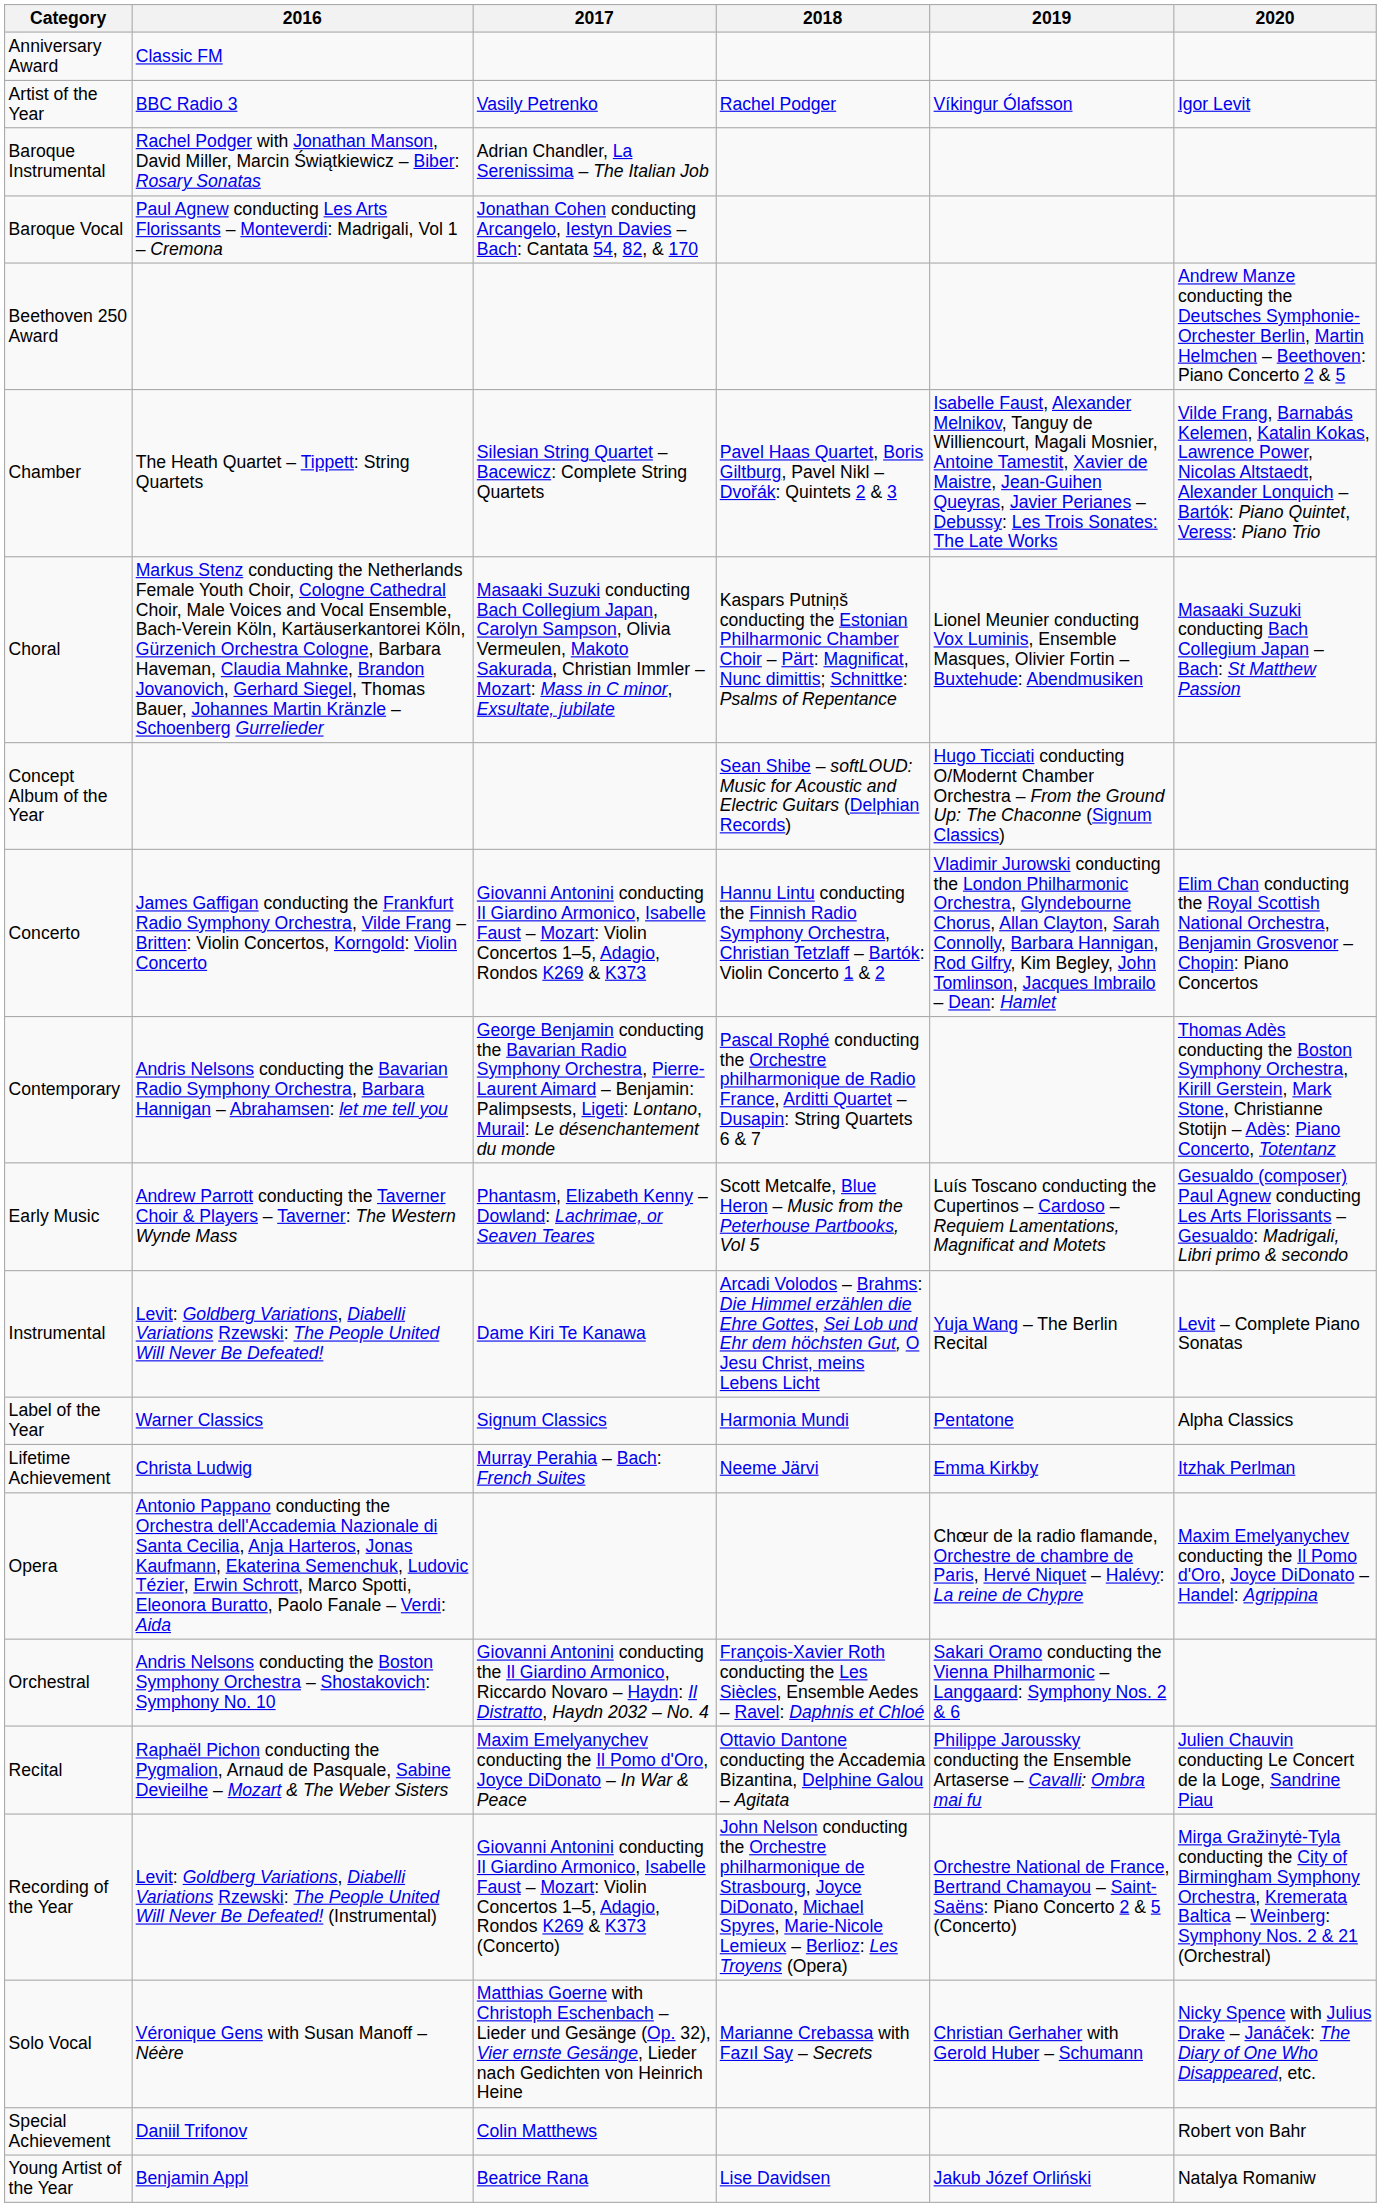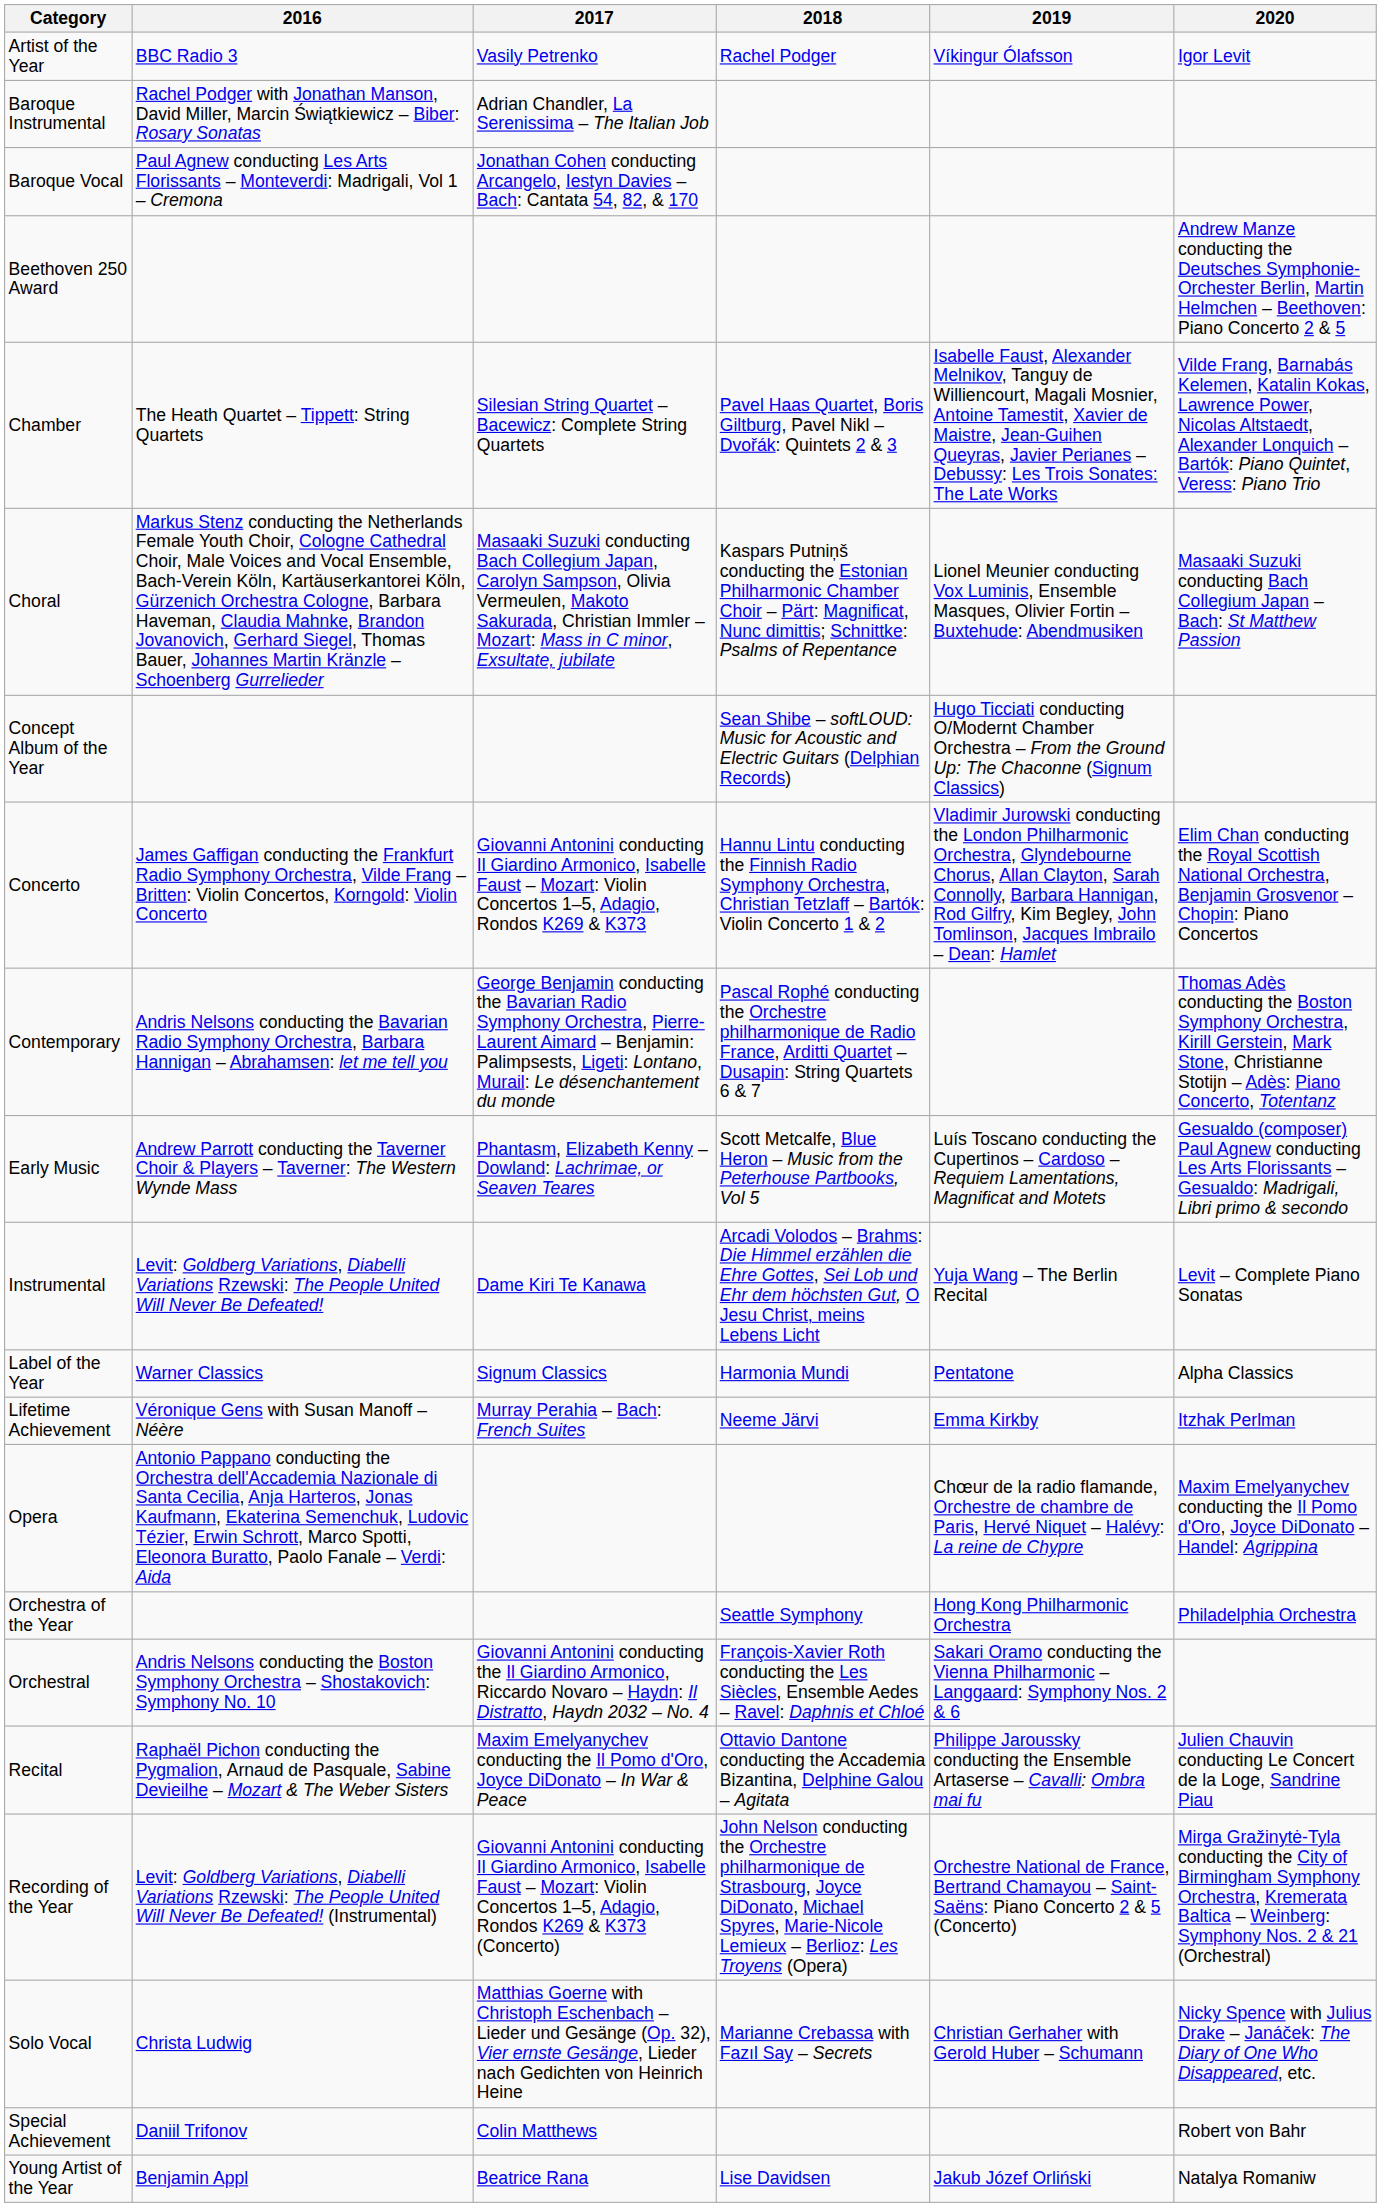- row: (55, 56)
(194, 1468) Christa Ludwig -> (281, 1420) Véronique Gens with Susan Manoff – Néère
+ row: (57, 1615)
(281, 2043) Véronique Gens with Susan Manoff – Néère -> (194, 2043) Christa Ludwig
